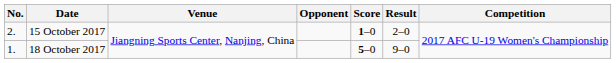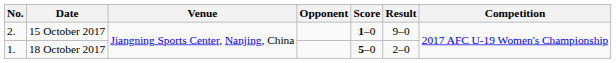(401, 31) 2–0 -> (401, 31) 9–0
(401, 49) 9–0 -> (401, 49) 2–0
